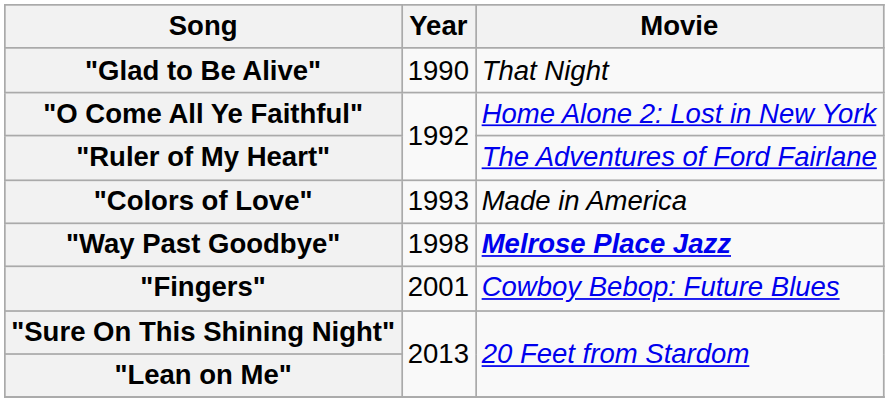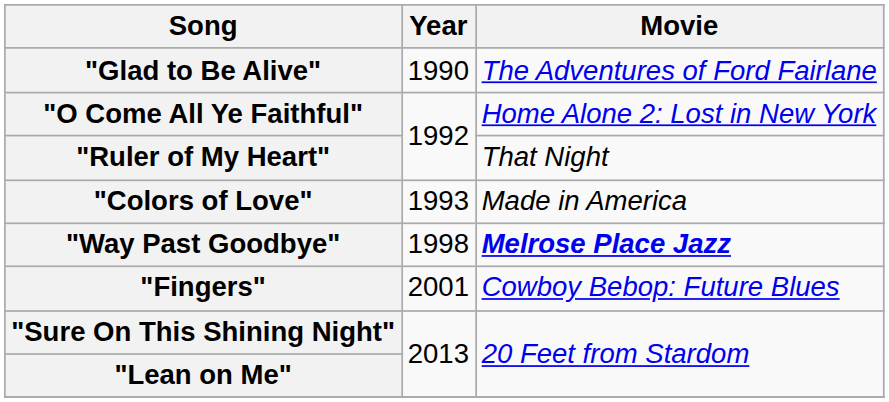(545, 69) That Night -> (679, 69) The Adventures of Ford Fairlane
(679, 157) The Adventures of Ford Fairlane -> (545, 157) That Night
